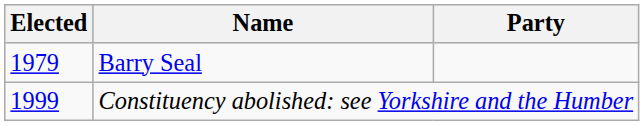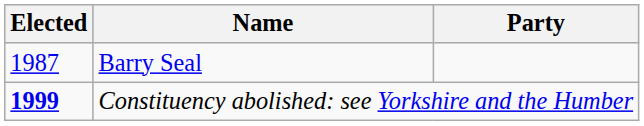(35, 62) 1979 -> (35, 62) 1987
(35, 100) normal -> (35, 100) bold
